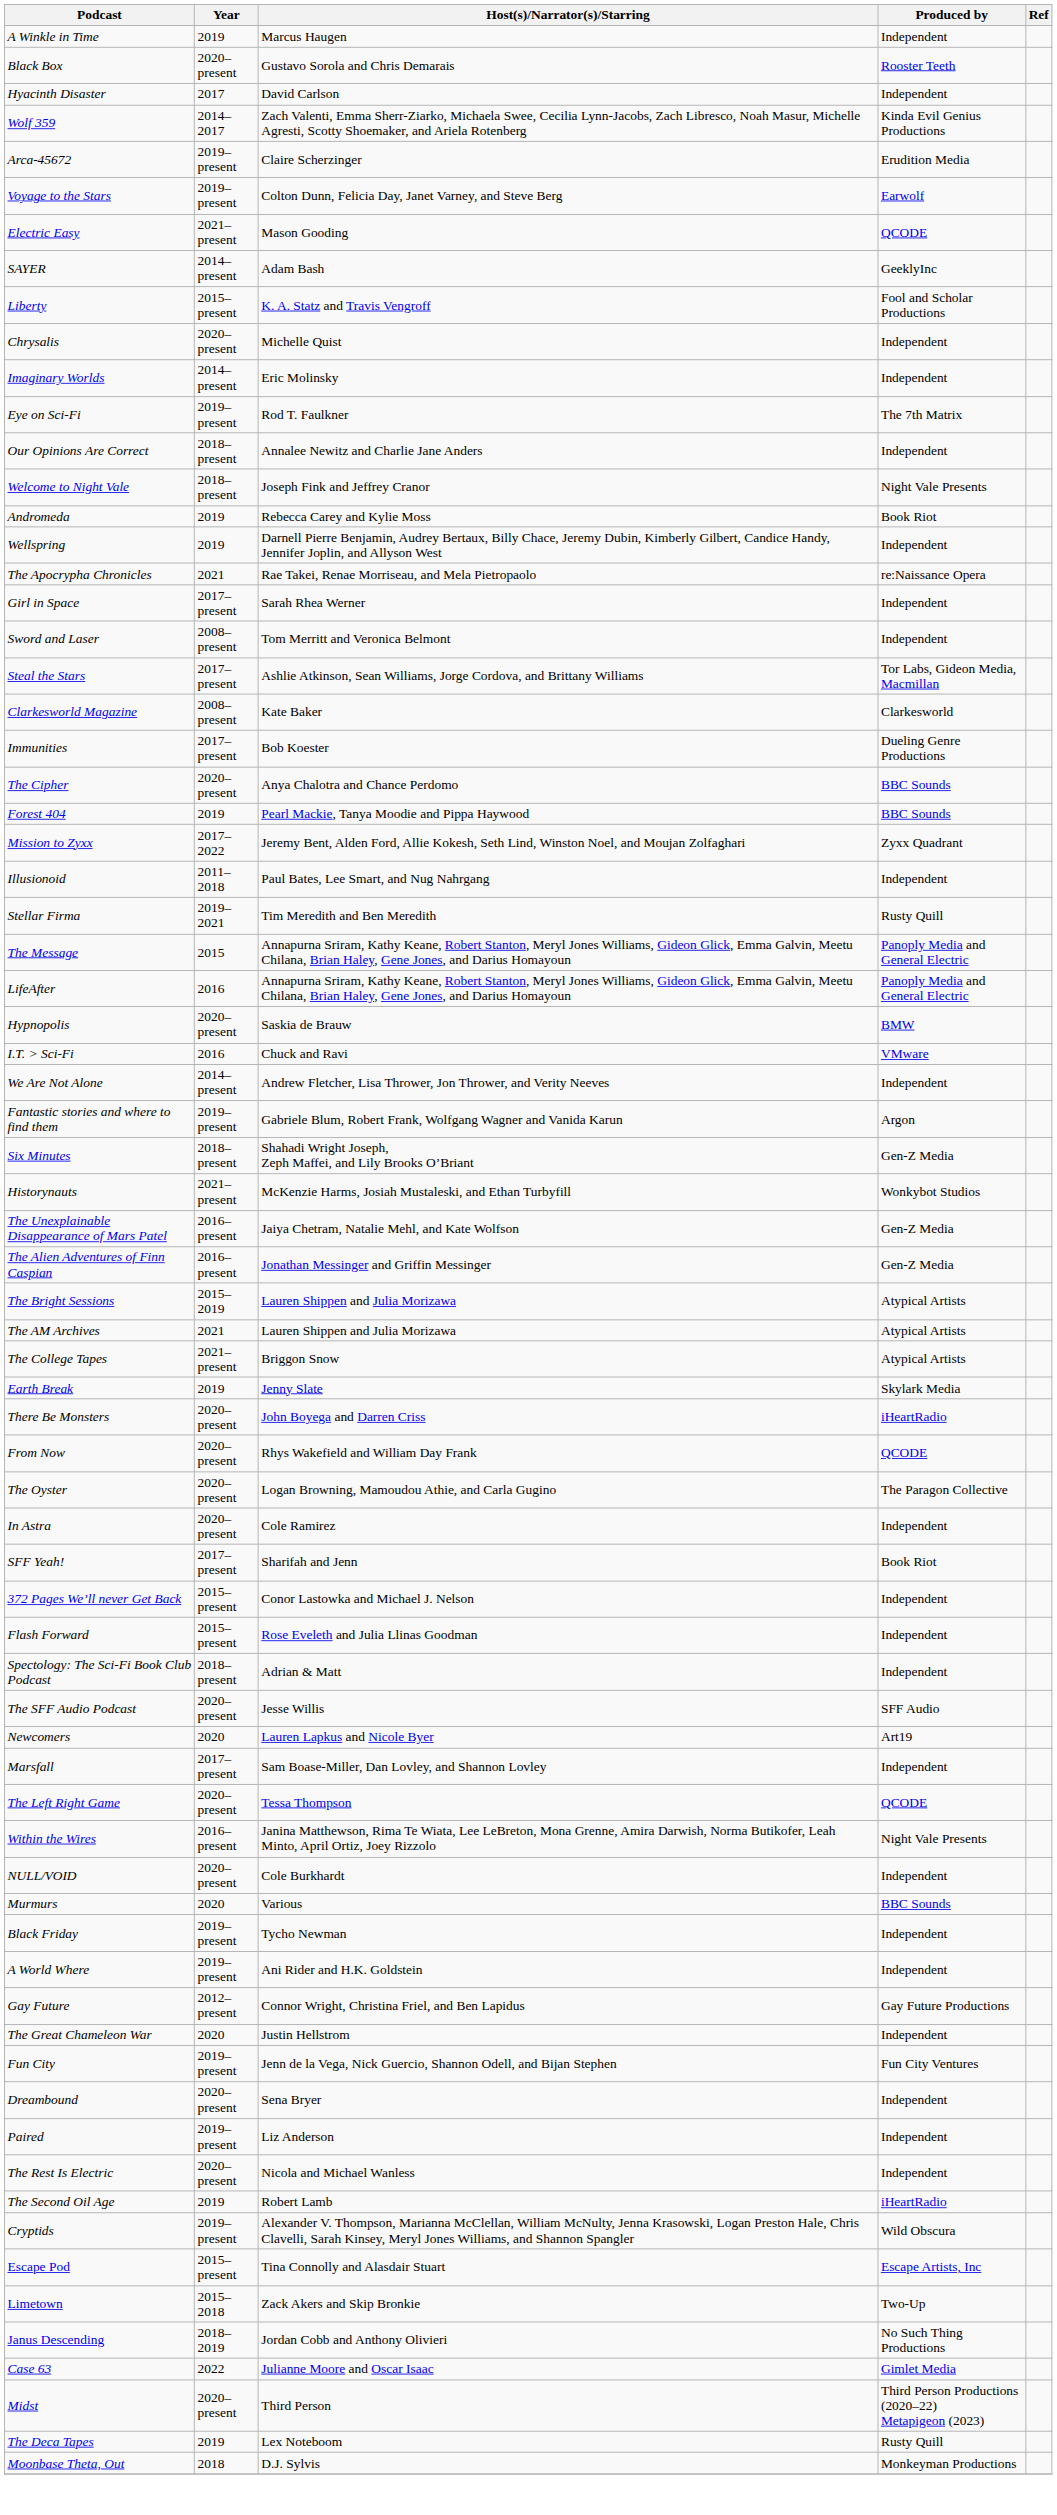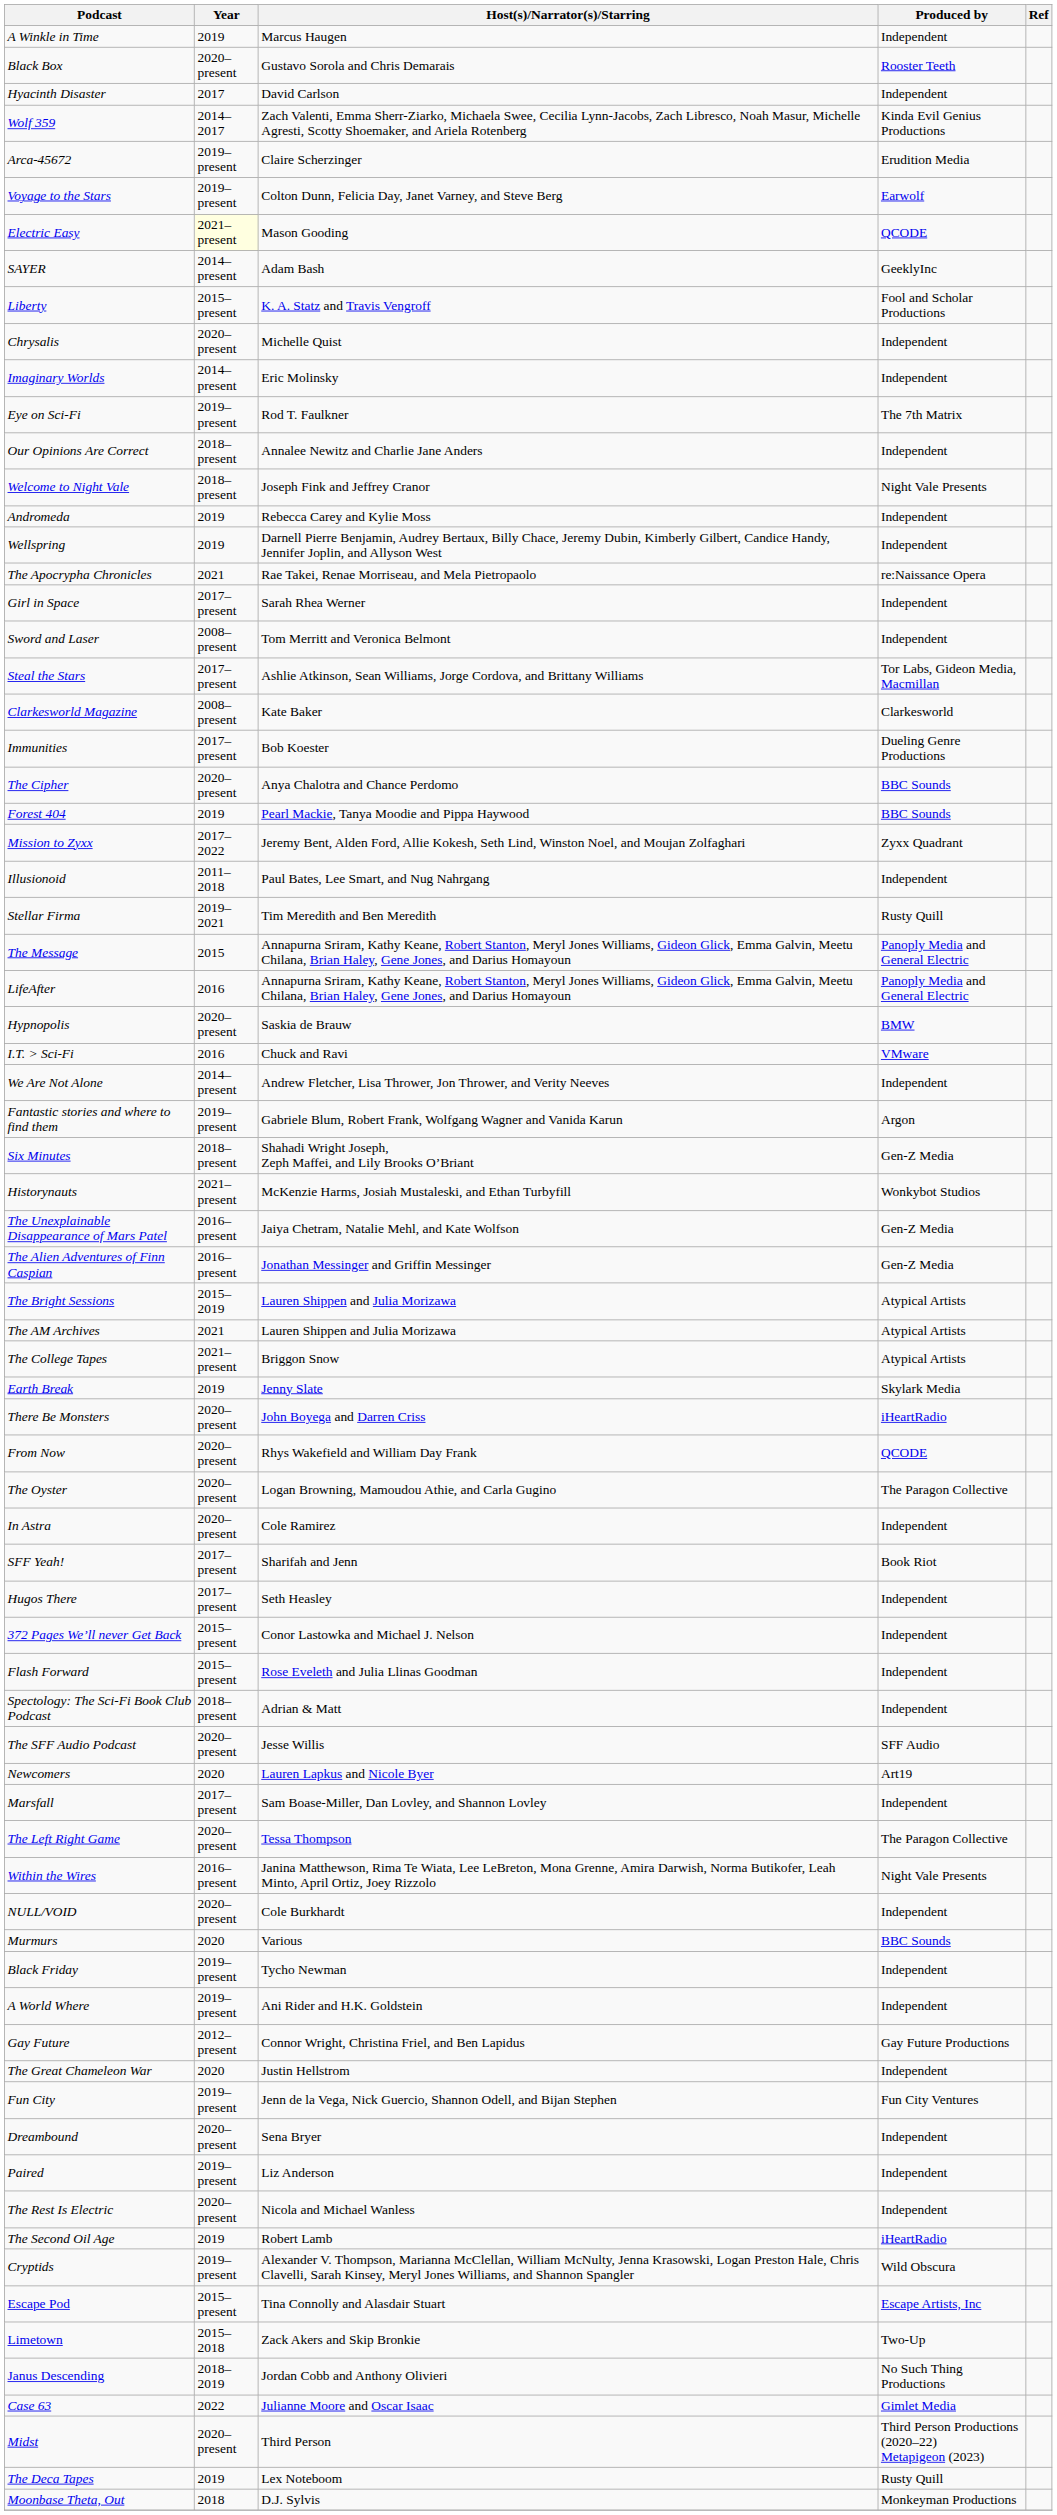(217, 232) no background -> (217, 232) lightyellow background
(909, 516) Book Riot -> (914, 516) Independent
+ row: (42, 1599)
(904, 1802) QCODE -> (944, 1839) The Paragon Collective
